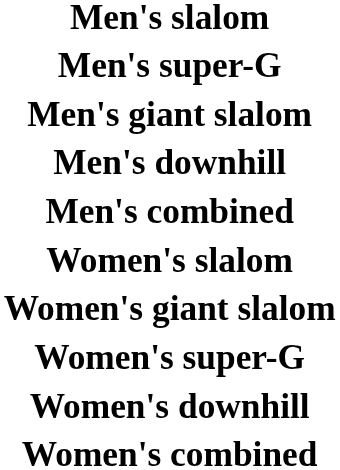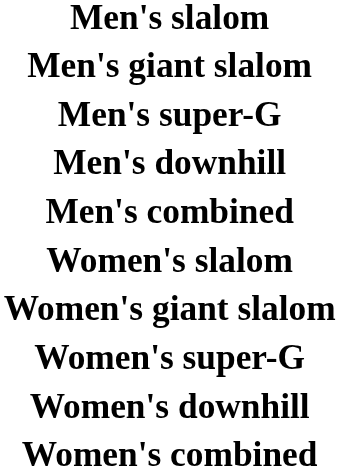rows swapped: (170, 114) <-> (170, 65)
